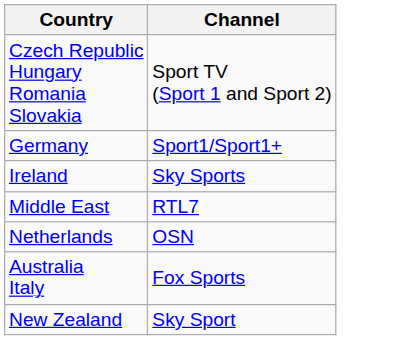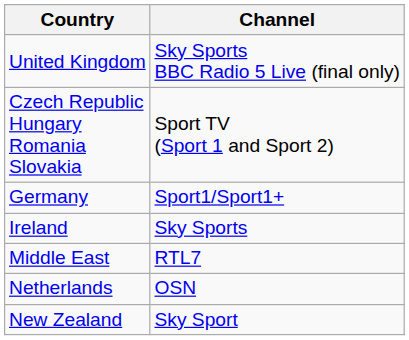+ row: (77, 60)
- row: (46, 278)
